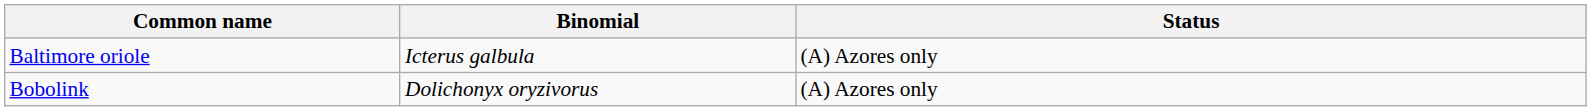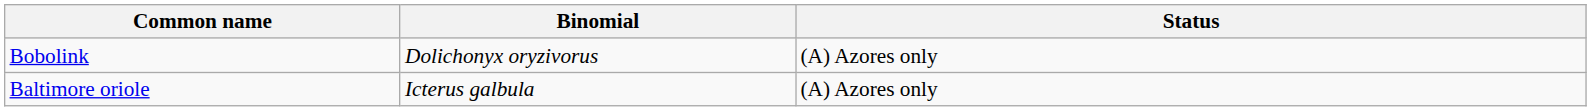rows swapped: (49, 88) <-> (80, 55)
